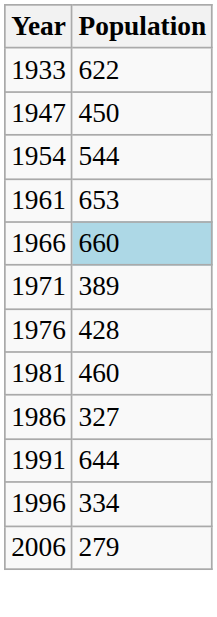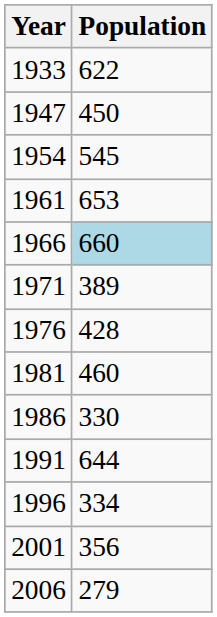(99, 156) 544 -> (99, 156) 545
(99, 416) 327 -> (99, 416) 330
+ row: (39, 546)
